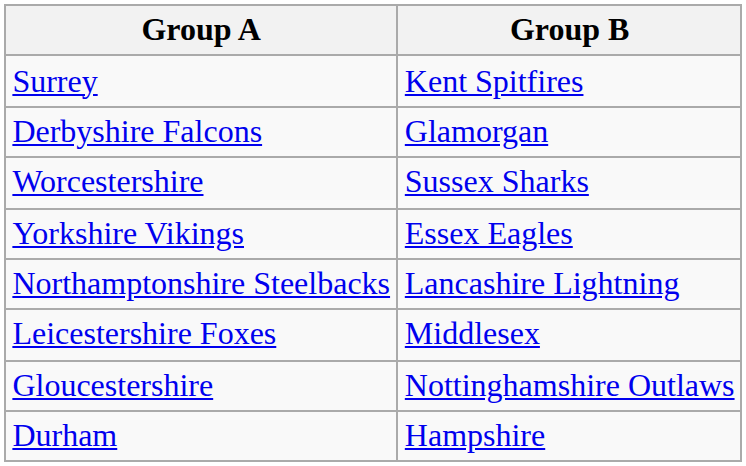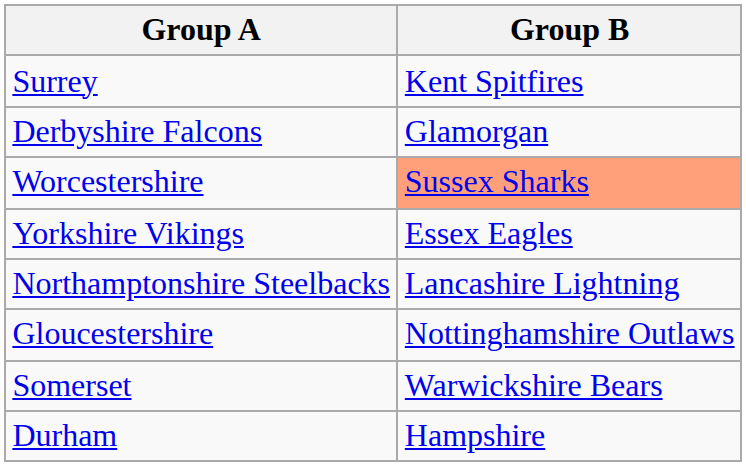(497, 182) no background -> (497, 182) lightsalmon background
- row: (144, 334)
+ row: (72, 385)
